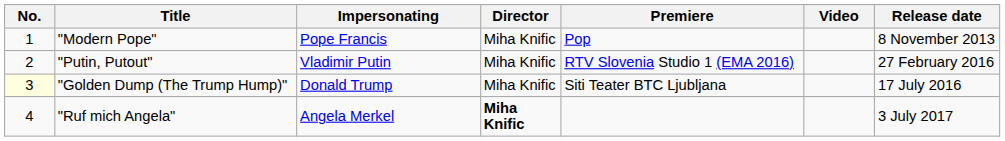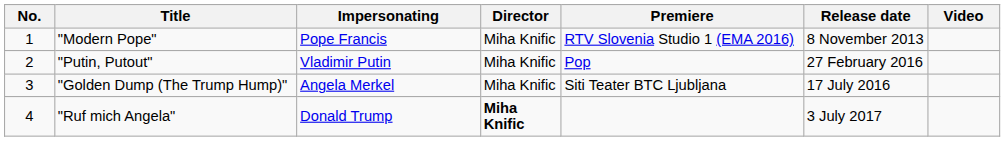columns swapped: (937, 16) <-> (839, 16)
(578, 39) Pop -> (679, 39) RTV Slovenia Studio 1 (EMA 2016)
(679, 62) RTV Slovenia Studio 1 (EMA 2016) -> (578, 62) Pop
(29, 85) lightyellow background -> (29, 85) no background
(346, 85) Donald Trump -> (347, 85) Angela Merkel
(347, 116) Angela Merkel -> (346, 116) Donald Trump
